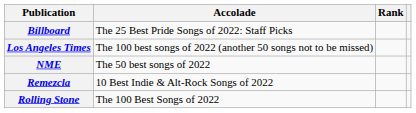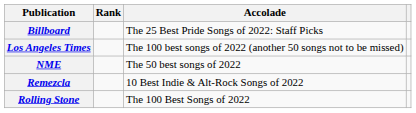columns swapped: (234, 13) <-> (391, 13)
